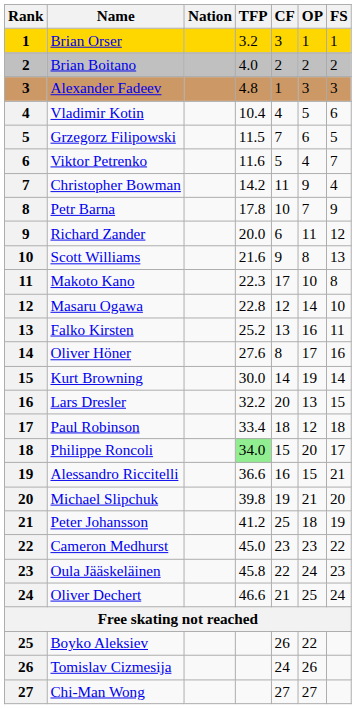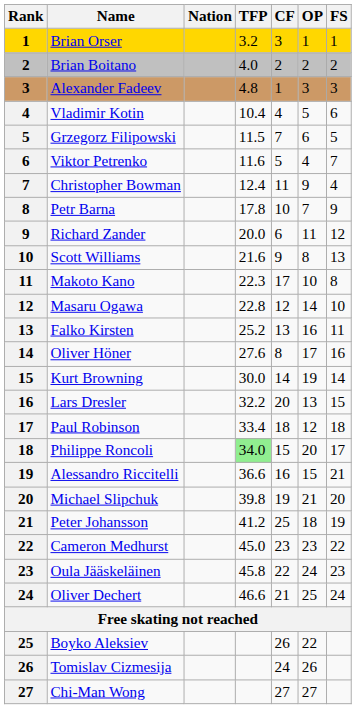(252, 185) 14.2 -> (252, 185) 12.4
